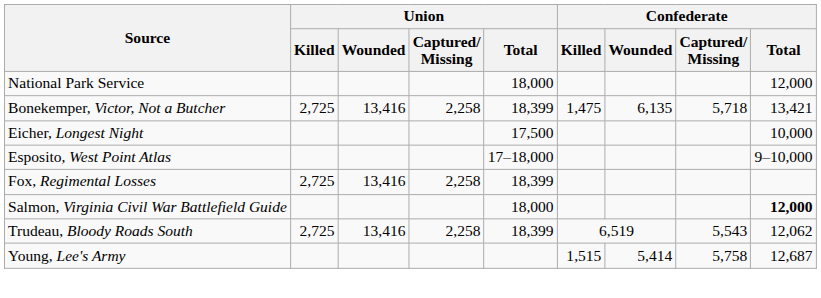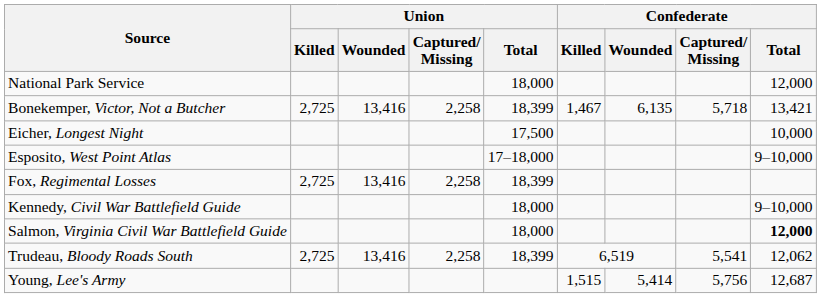(584, 108) 1,475 -> (584, 108) 1,467
+ row: (124, 206)
(730, 231) 5,543 -> (730, 255) 5,541
(730, 255) 5,758 -> (730, 280) 5,756
